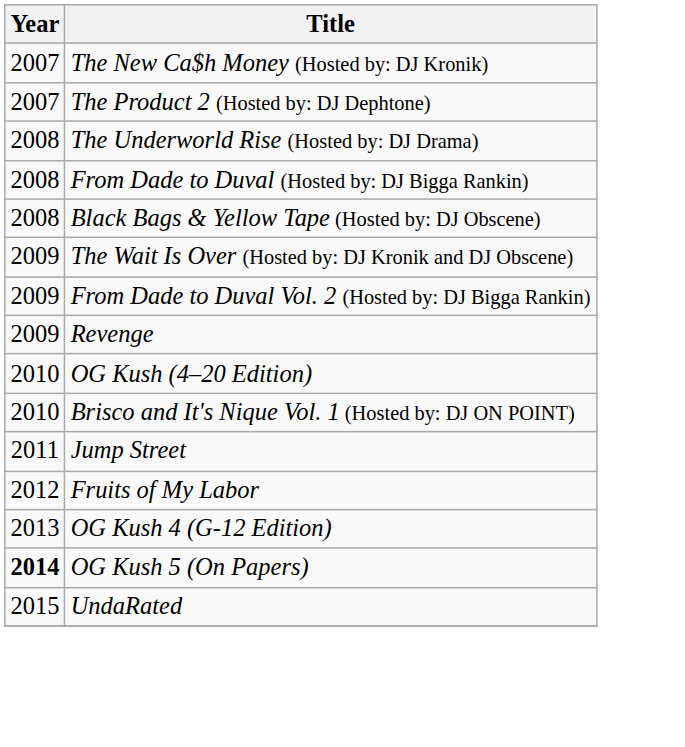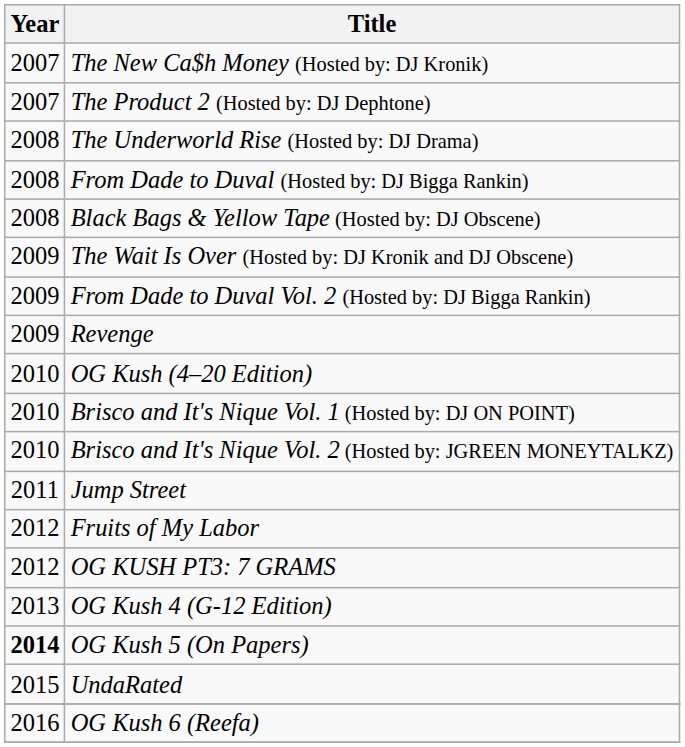+ row: (372, 450)
+ row: (203, 567)
+ row: (165, 722)
